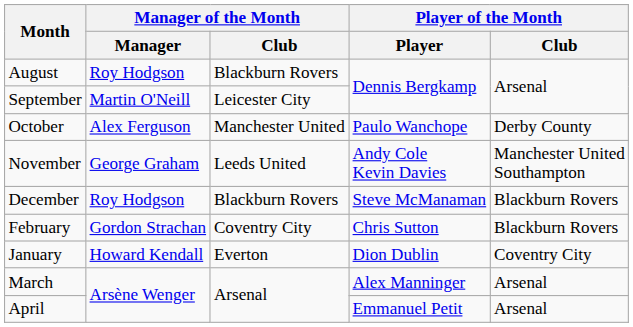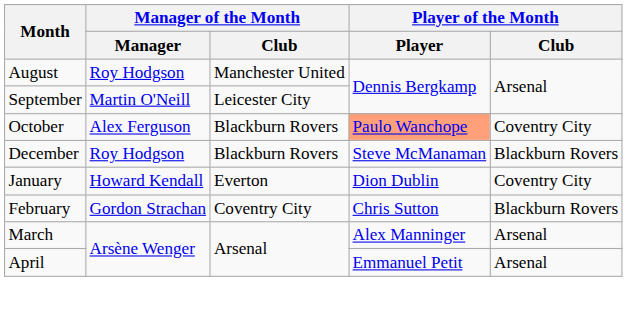(276, 72) Blackburn Rovers -> (279, 72) Manchester United
(279, 126) Manchester United -> (276, 126) Blackburn Rovers
(410, 126) no background -> (410, 126) lightsalmon background
(543, 126) Derby County -> (543, 126) Coventry City
- row: (45, 163)
rows swapped: (35, 254) <-> (39, 227)
